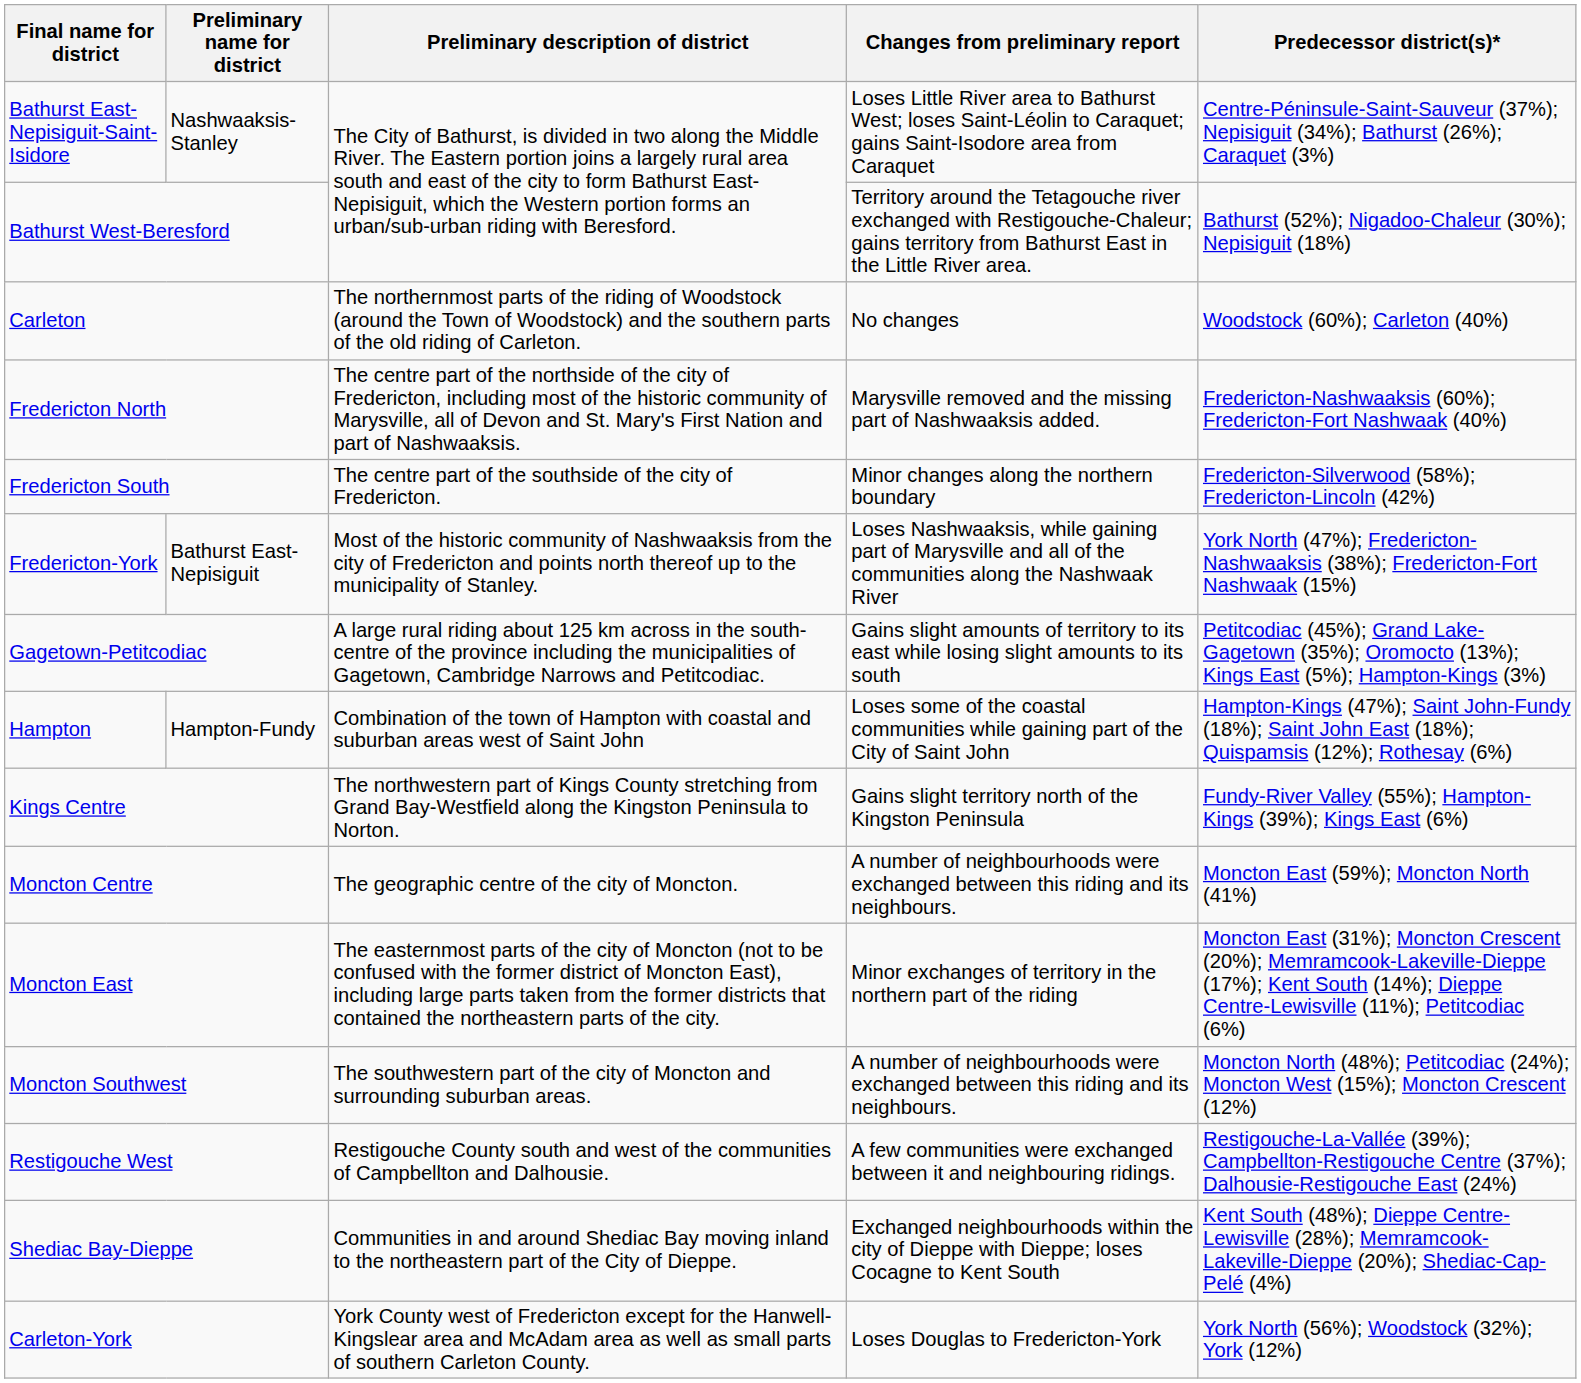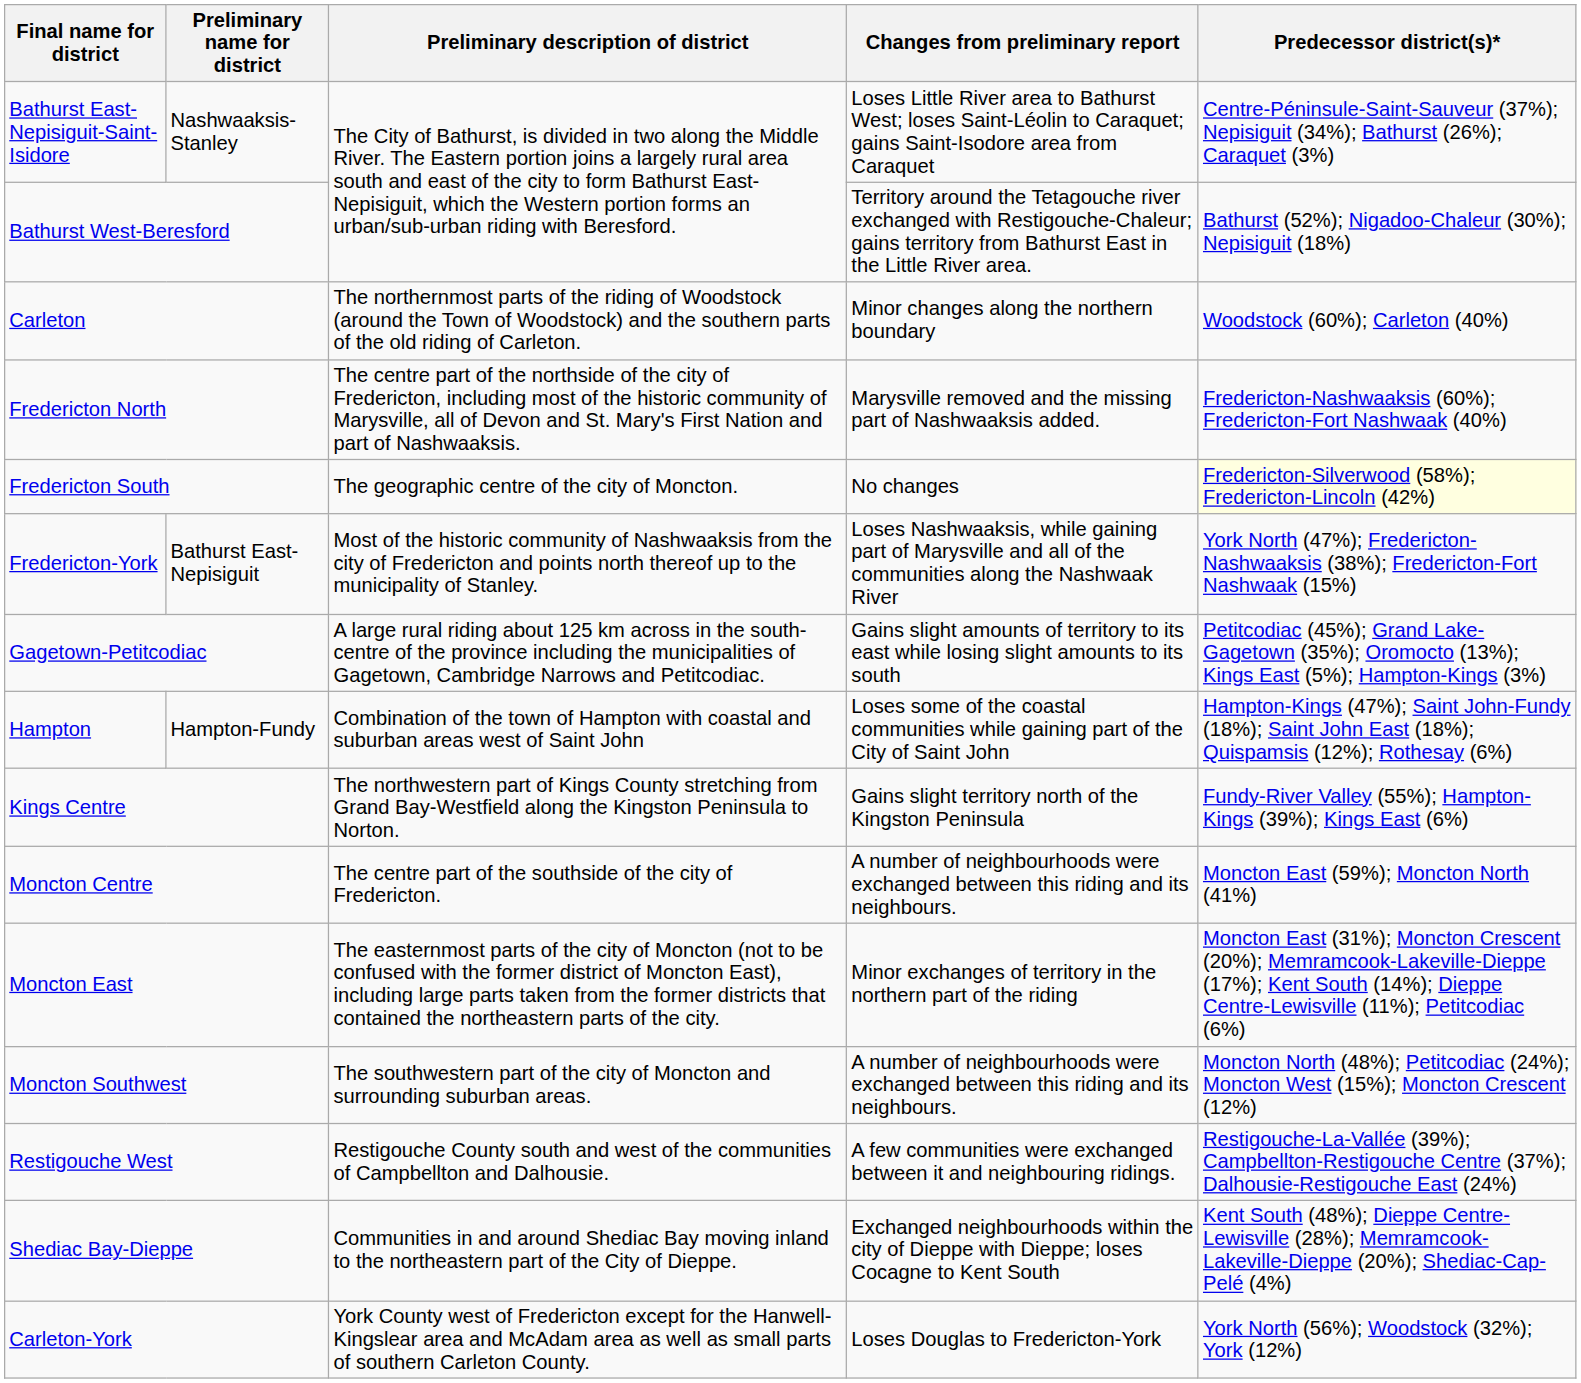(905, 320) No changes -> (1002, 320) Minor changes along the northern boundary
(533, 486) The centre part of the southside of the city of Fredericton. -> (536, 486) The geographic centre of the city of Moncton.
(1002, 486) Minor changes along the northern boundary -> (905, 486) No changes
(1339, 486) no background -> (1339, 486) lightyellow background
(536, 884) The geographic centre of the city of Moncton. -> (533, 884) The centre part of the southside of the city of Fredericton.
